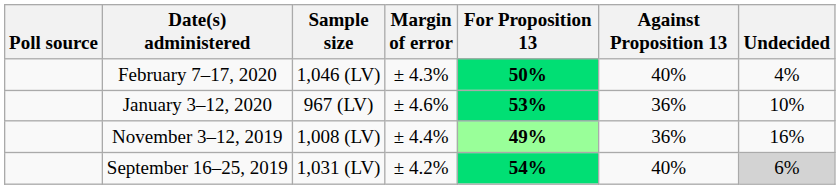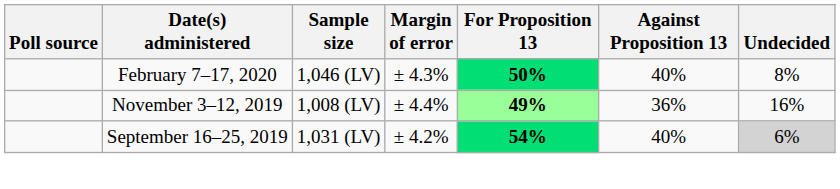(787, 74) 4% -> (787, 74) 8%
- row: (197, 105)
